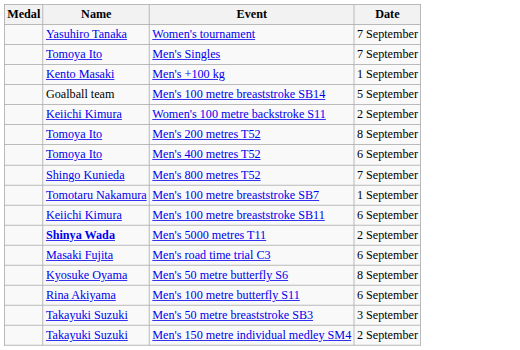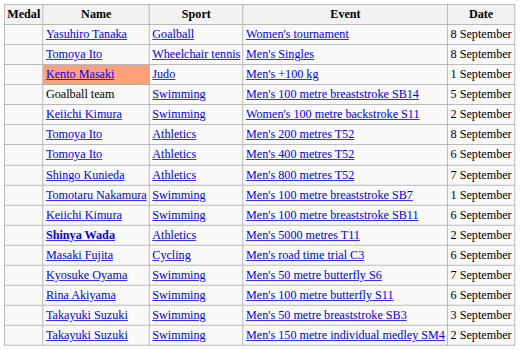+ column: (196, 14)
(387, 34) 7 September -> (481, 34) 8 September
(387, 54) 7 September -> (481, 54) 8 September
(80, 74) no background -> (80, 74) lightsalmon background
(387, 275) 8 September -> (481, 275) 7 September
